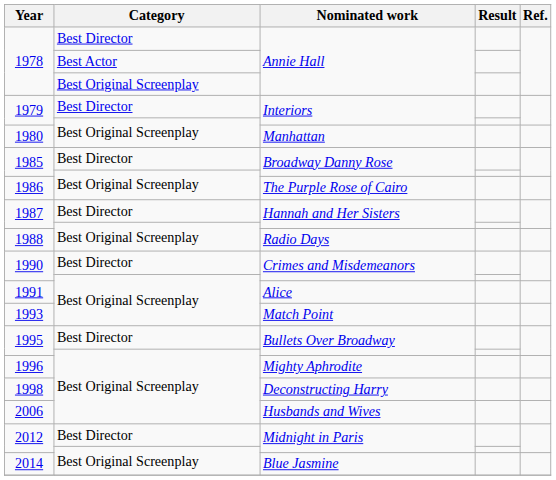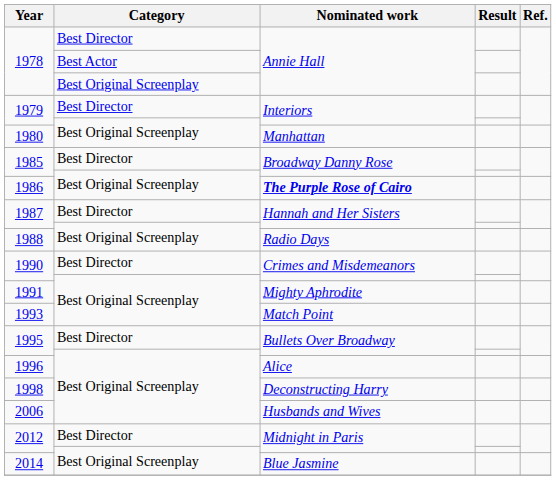(335, 187) normal -> (337, 187) bold
(277, 291) Alice -> (313, 291) Mighty Aphrodite
(313, 366) Mighty Aphrodite -> (277, 366) Alice
